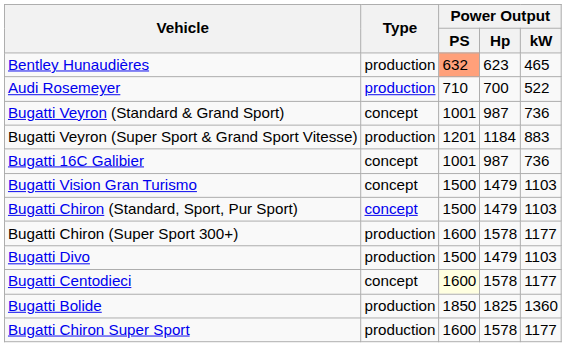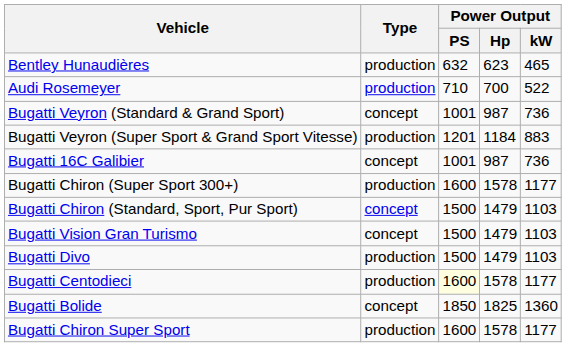(455, 64) lightsalmon background -> (455, 64) no background
rows swapped: (102, 185) <-> (123, 233)
(391, 281) concept -> (400, 281) production
(400, 305) production -> (391, 305) concept
